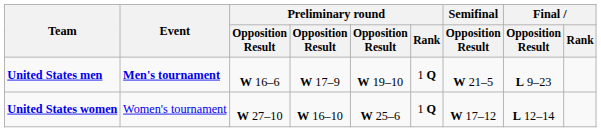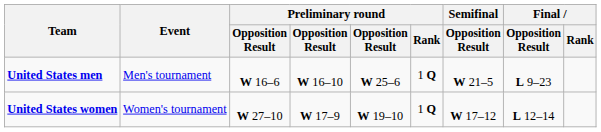(172, 75) bold -> (167, 75) normal
(320, 82) W 17–9 -> (320, 82) W 16–10
(380, 82) W 19–10 -> (380, 82) W 25–6
(320, 116) W 16–10 -> (320, 116) W 17–9
(380, 116) W 25–6 -> (380, 116) W 19–10
